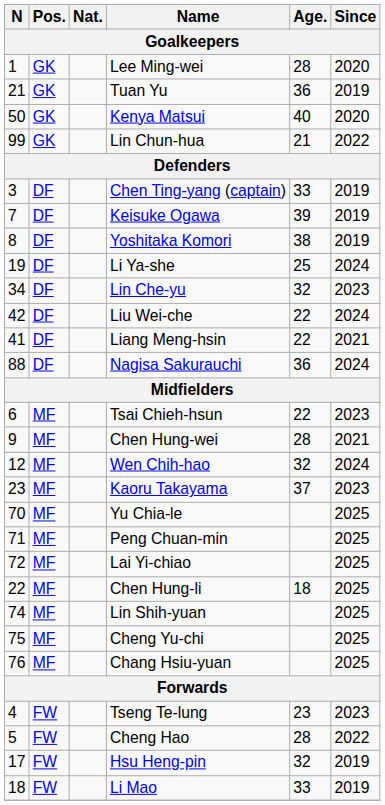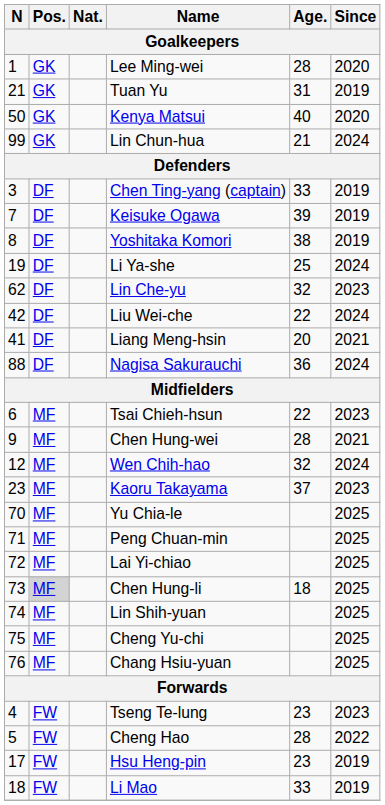(302, 91) 36 -> (302, 91) 31
(352, 141) 2022 -> (352, 141) 2024
(17, 290) 34 -> (17, 290) 62
(302, 340) 22 -> (302, 340) 20
(17, 588) 22 -> (17, 588) 73
(44, 588) no background -> (44, 588) lightgrey background
(302, 762) 32 -> (302, 762) 23
